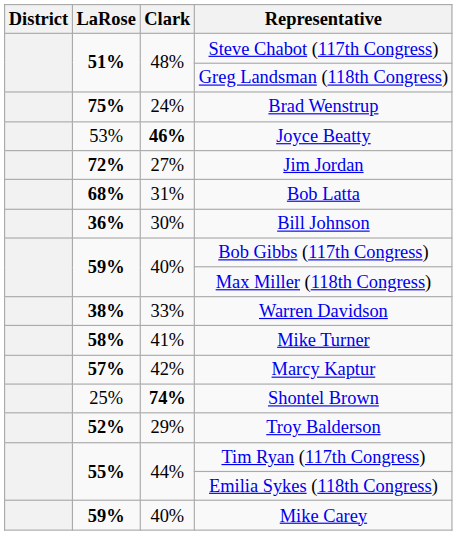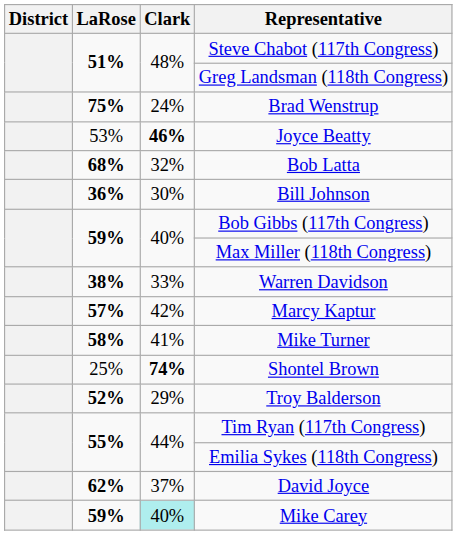- row: (323, 164)
(167, 194) 31% -> (167, 164) 32%
rows swapped: (323, 369) <-> (323, 340)
+ row: (323, 485)
(167, 515) no background -> (167, 515) paleturquoise background
